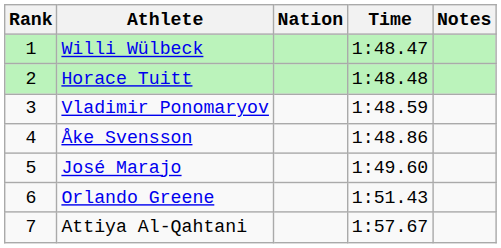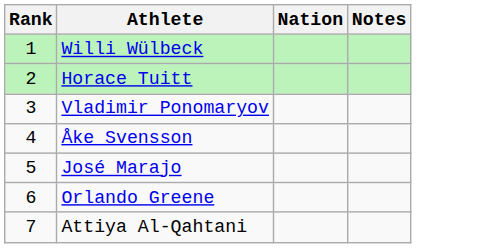- column: (390, 20)
